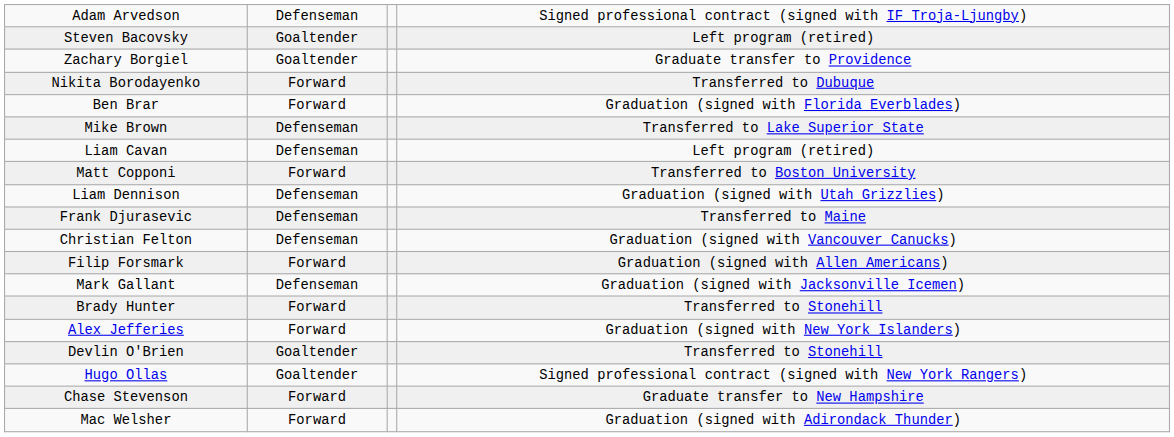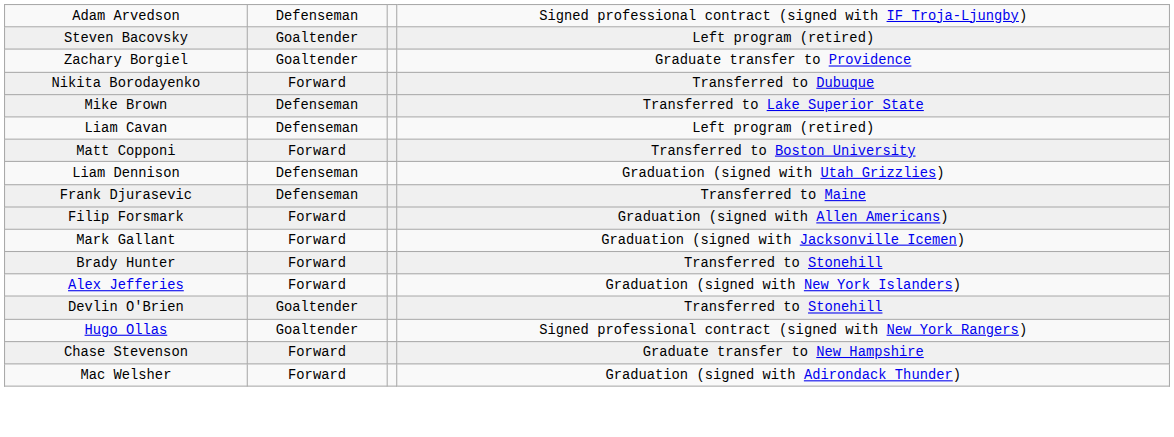- row: (126, 106)
- row: (126, 240)
(317, 285) Defenseman -> (317, 240) Forward
